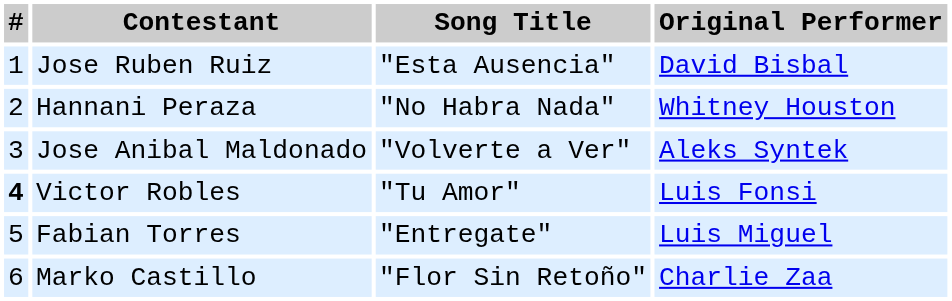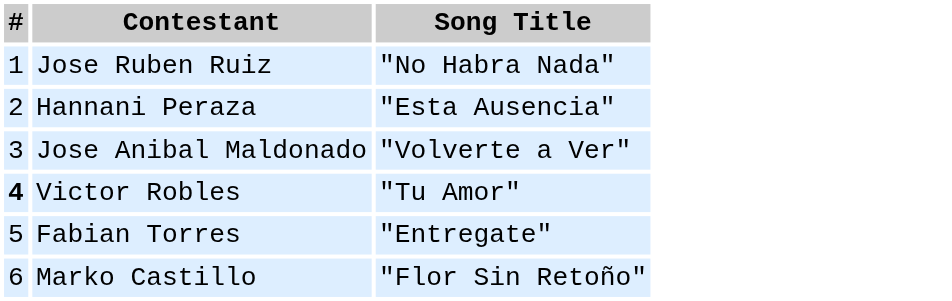- column: (801, 23)
(497, 66) "Esta Ausencia" -> (497, 66) "No Habra Nada"
(497, 108) "No Habra Nada" -> (497, 108) "Esta Ausencia"
